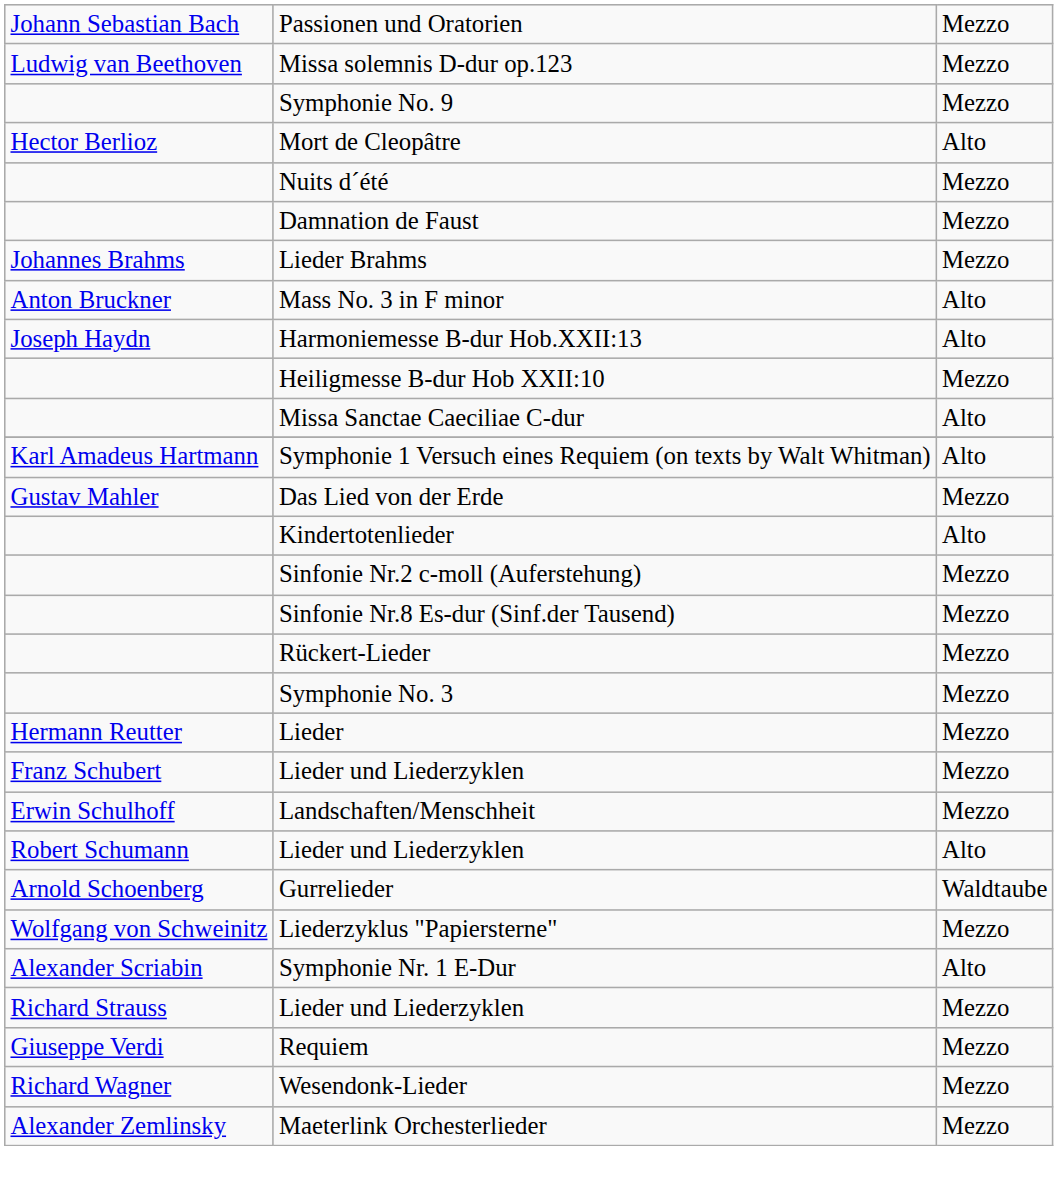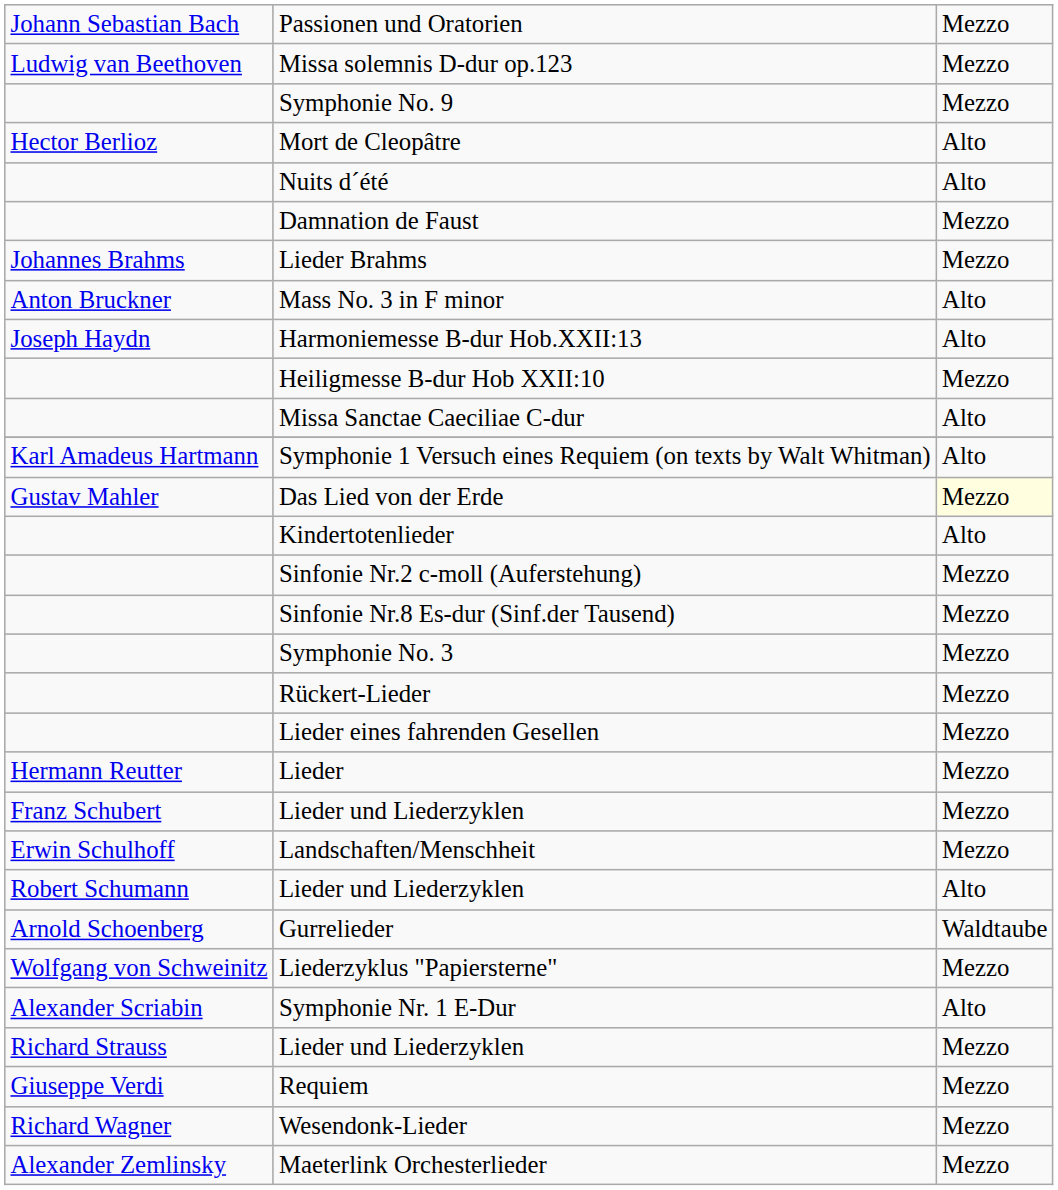(976, 181) Mezzo -> (964, 181) Alto
(976, 496) no background -> (976, 496) lightyellow background
rows swapped: (139, 693) <-> (139, 654)
+ row: (139, 732)
